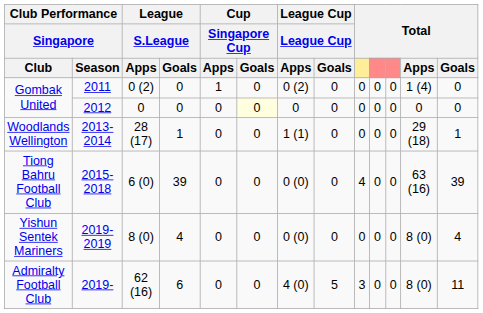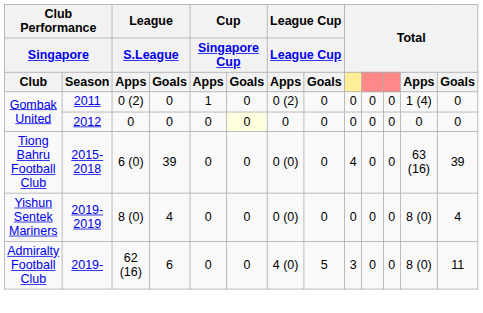- row: (97, 134)
